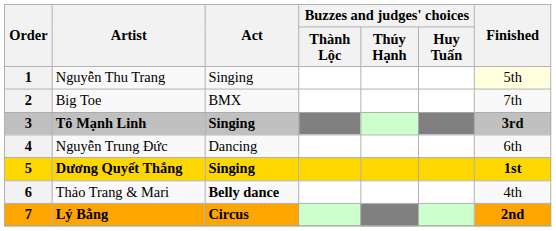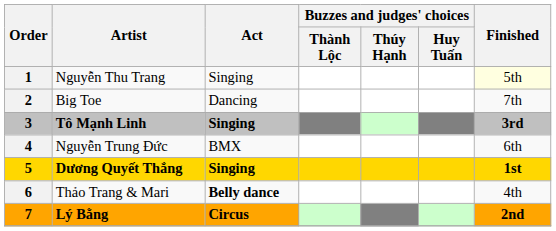(225, 100) BMX -> (233, 100) Dancing
(233, 146) Dancing -> (225, 146) BMX
